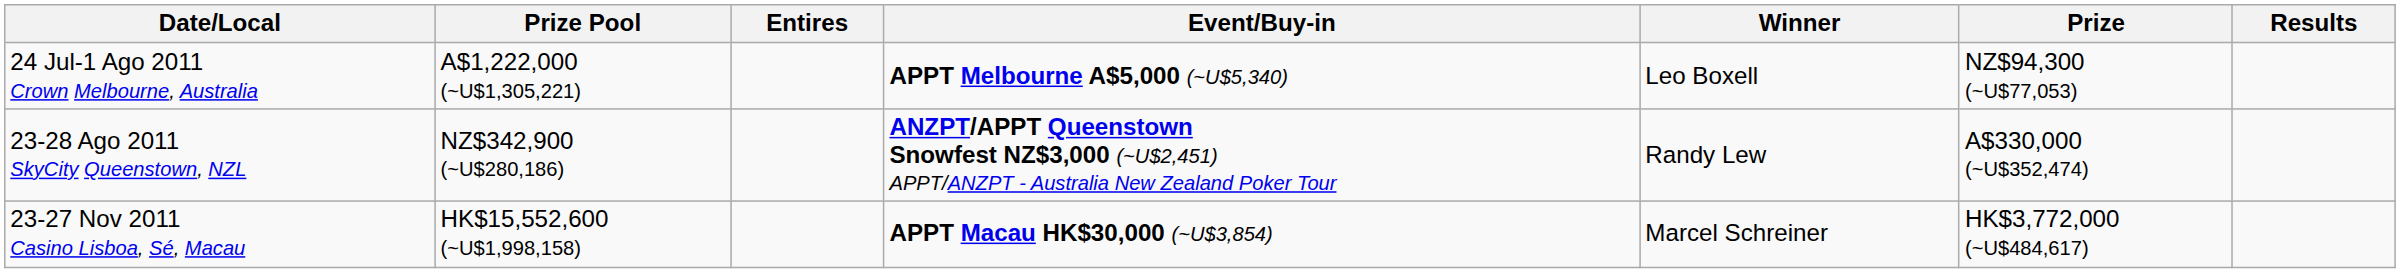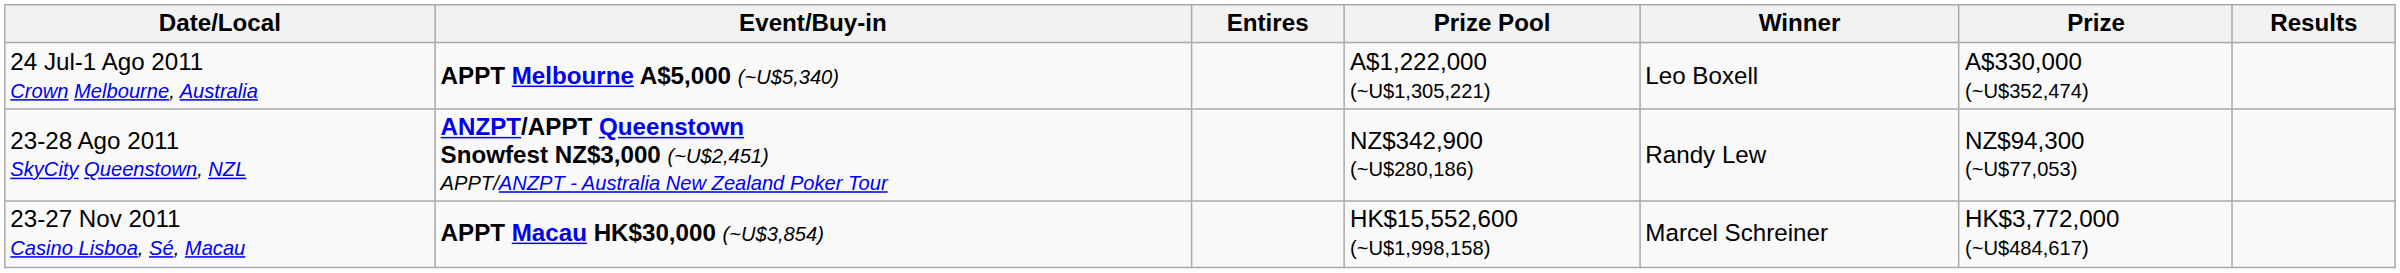columns swapped: (1262, 23) <-> (583, 23)
(2025, 75) NZ$94,300 (~U$77,053) -> (2027, 75) A$330,000 (~U$352,474)
(2027, 154) A$330,000 (~U$352,474) -> (2025, 154) NZ$94,300 (~U$77,053)
